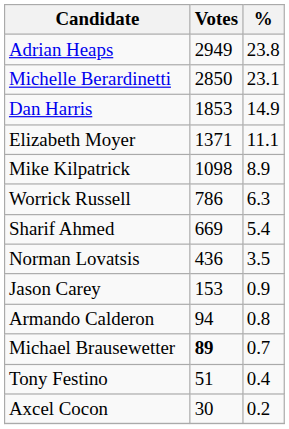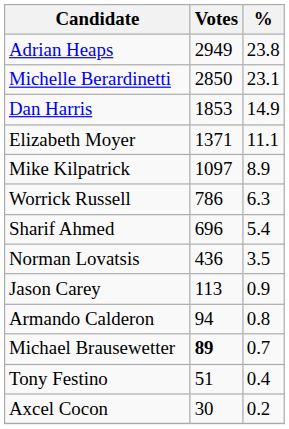(214, 169) 1098 -> (214, 169) 1097
(209, 229) 669 -> (209, 229) 696
(209, 288) 153 -> (208, 288) 113
